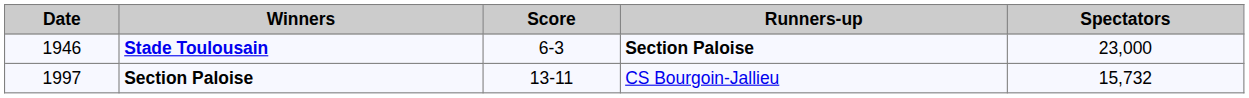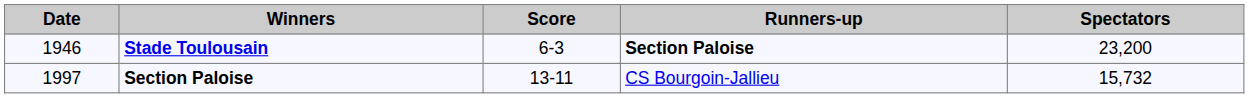(1125, 48) 23,000 -> (1125, 48) 23,200
